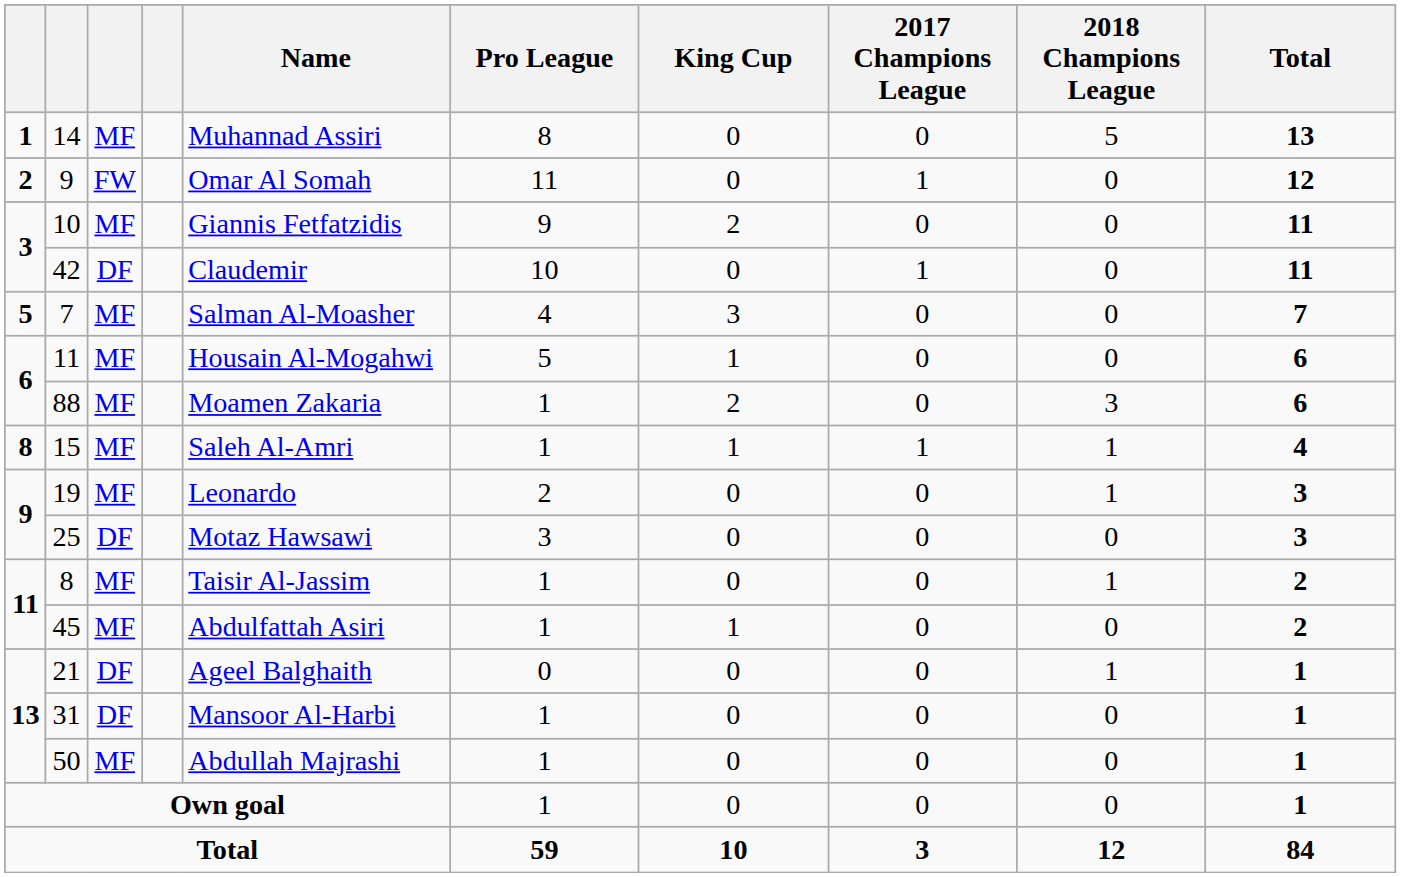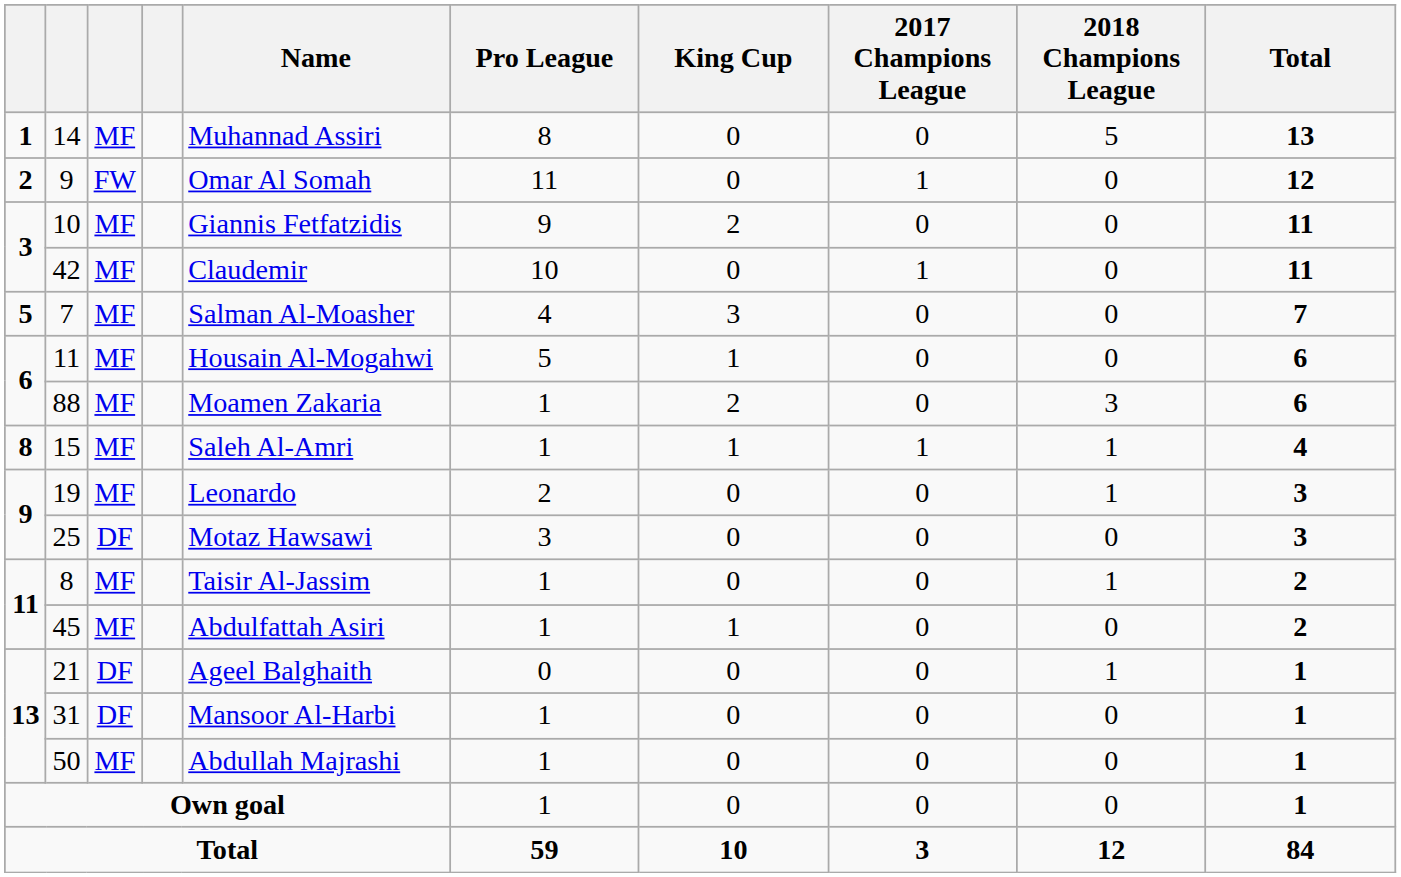(115, 268) DF -> (115, 268) MF
